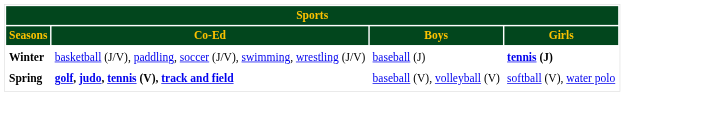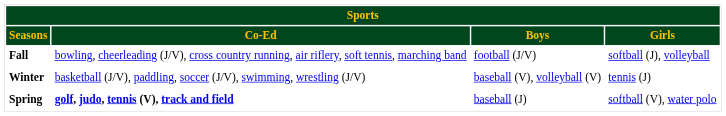+ row: (19, 55)
(399, 57) baseball (J) -> (537, 77) baseball (V), volleyball (V)
(530, 57) bold -> (630, 77) normal
(436, 79) baseball (V), volleyball (V) -> (500, 99) baseball (J)
